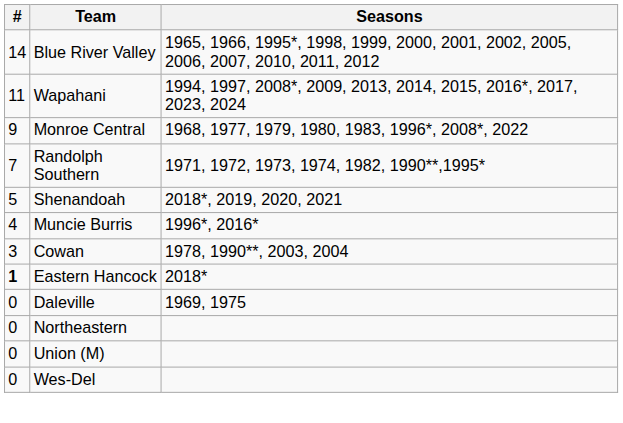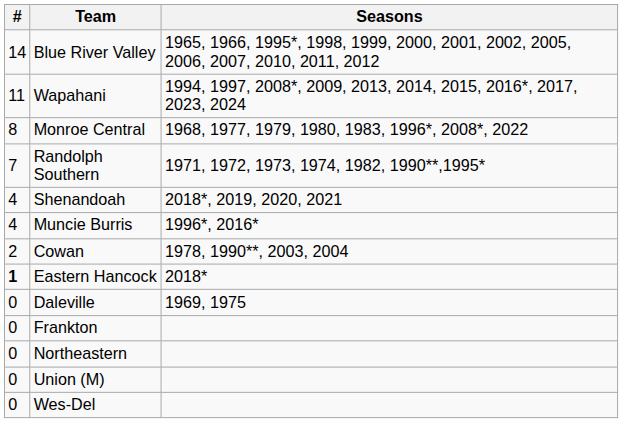(13, 130) 9 -> (13, 130) 8
(13, 199) 5 -> (13, 199) 4
(13, 251) 3 -> (13, 251) 2
+ row: (66, 328)
